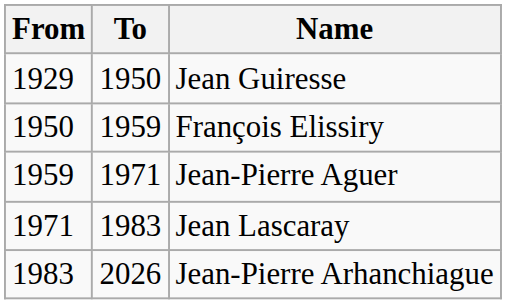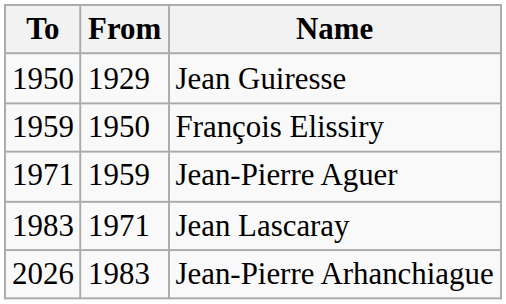columns swapped: (49, 28) <-> (130, 28)
